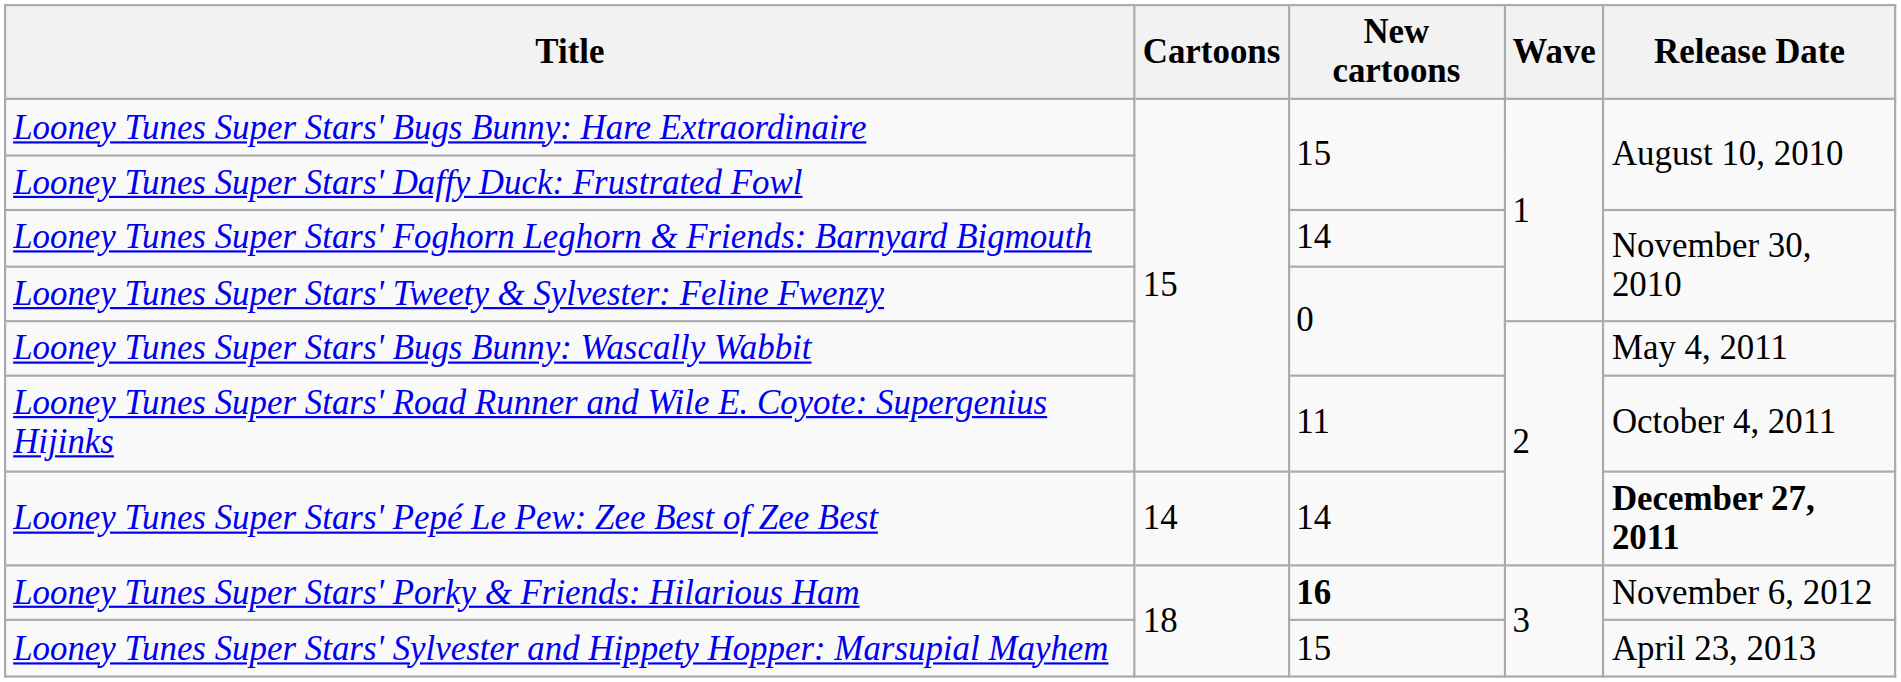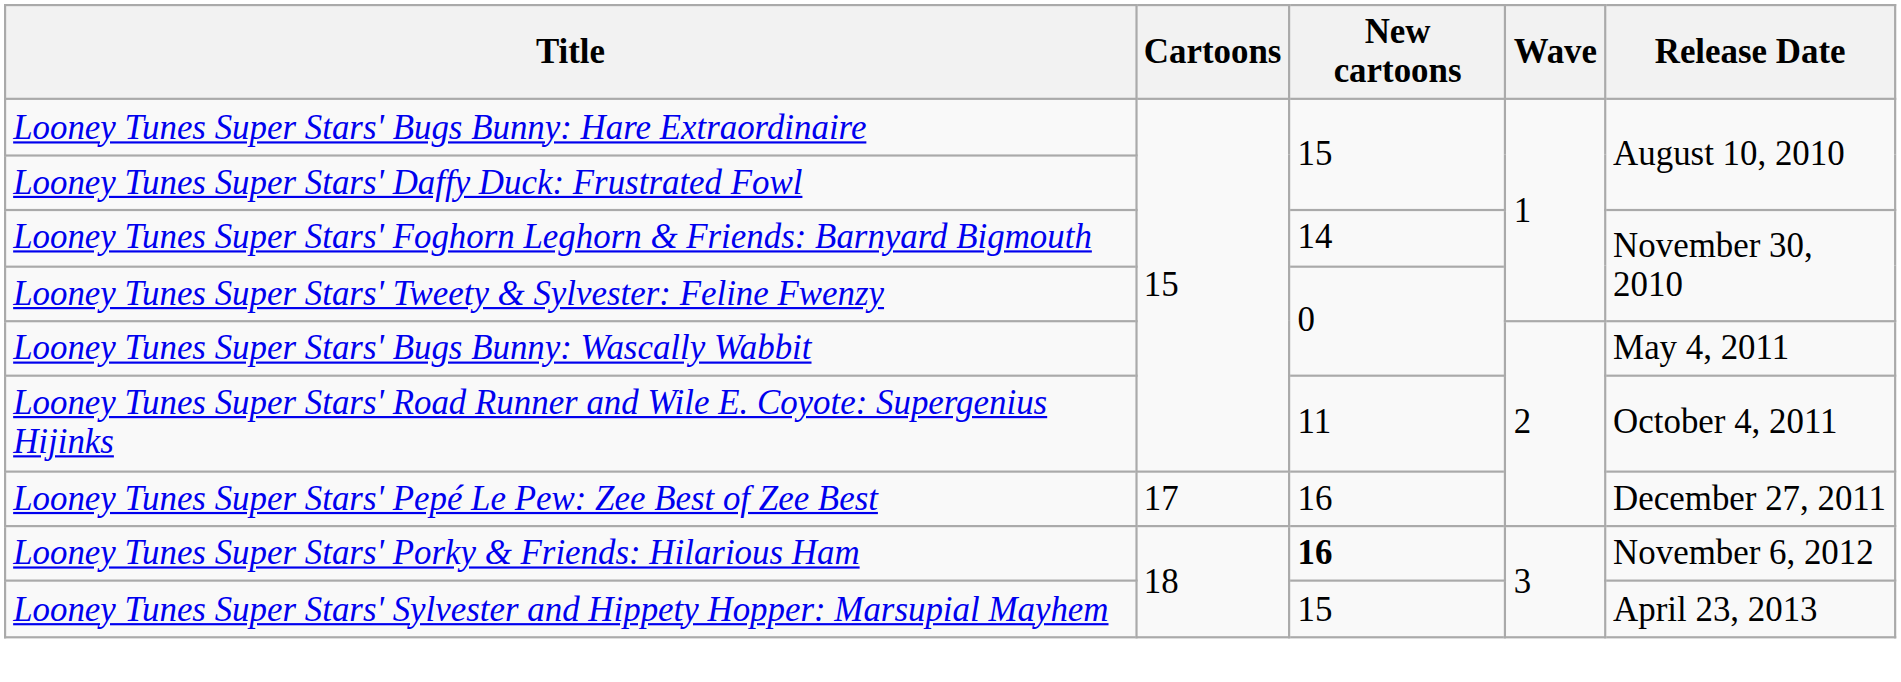(1160, 517) 14 -> (1161, 497) 17
(1314, 517) 14 -> (1315, 497) 16
(1713, 517) bold -> (1750, 497) normal
